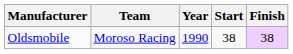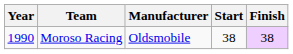columns swapped: (195, 15) <-> (48, 15)
